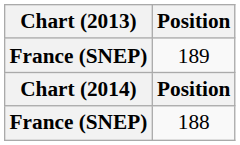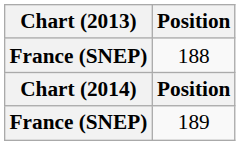rows swapped: (194, 122) <-> (194, 55)
